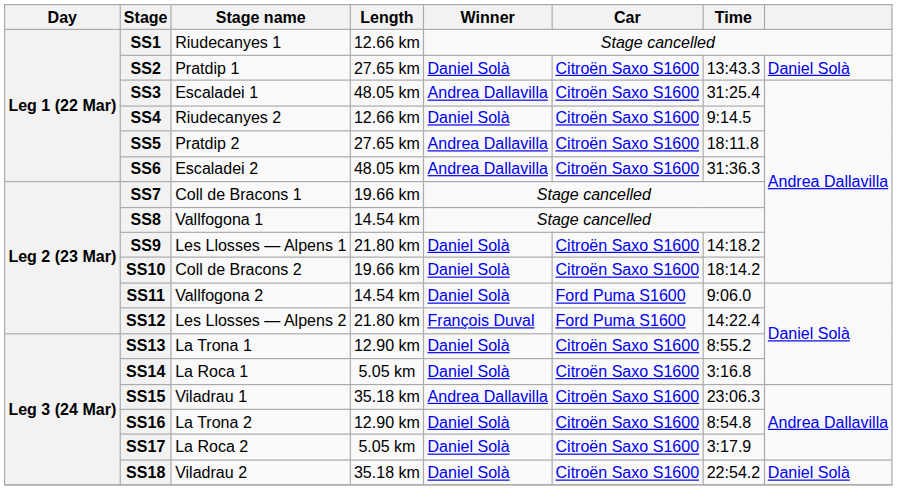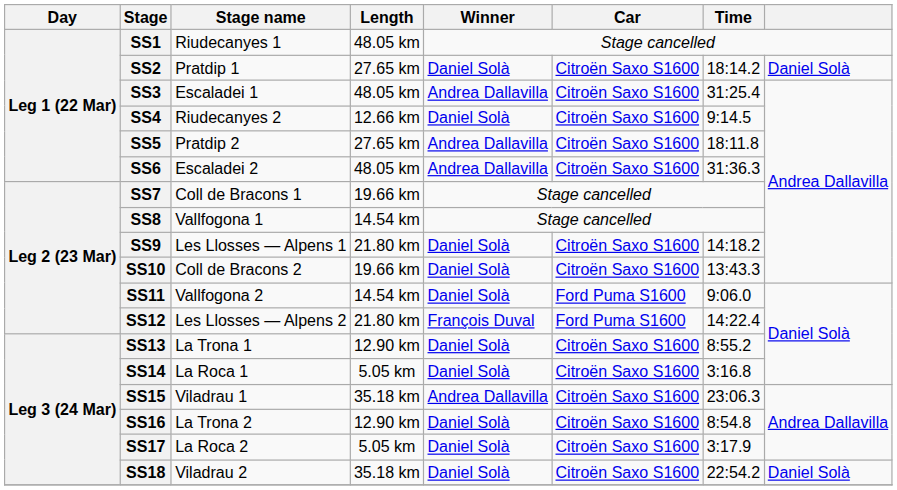(387, 42) 12.66 km -> (387, 42) 48.05 km
(733, 67) 13:43.3 -> (733, 67) 18:14.2
(733, 270) 18:14.2 -> (733, 270) 13:43.3
